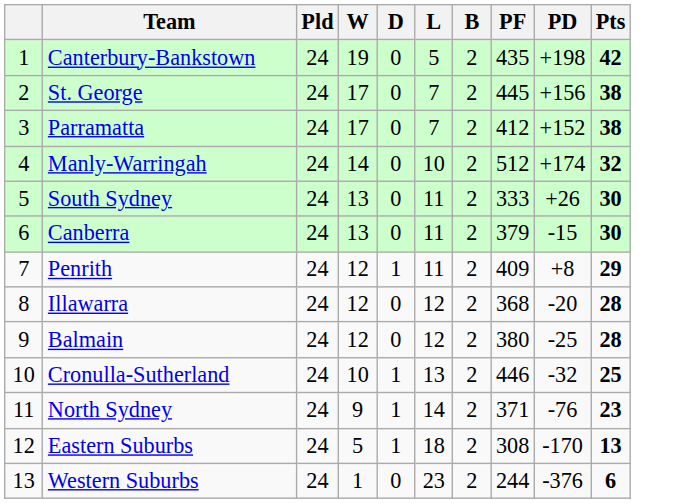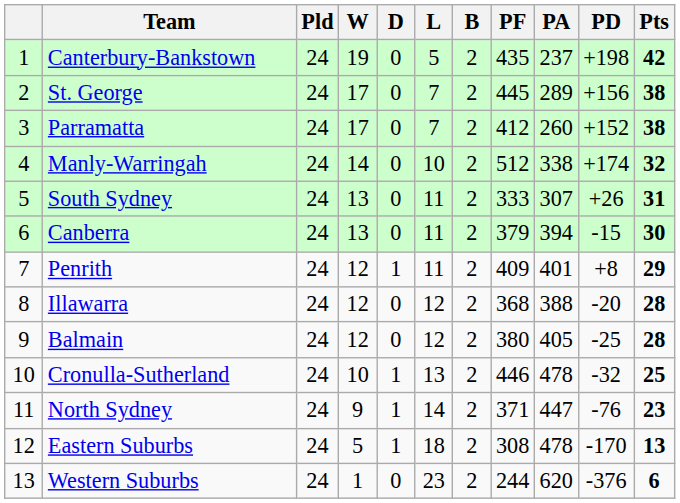+ column: (556, 22)
(611, 198) 30 -> (654, 198) 31
